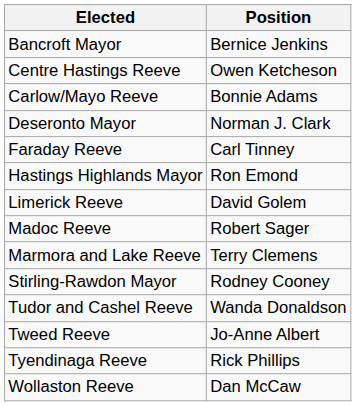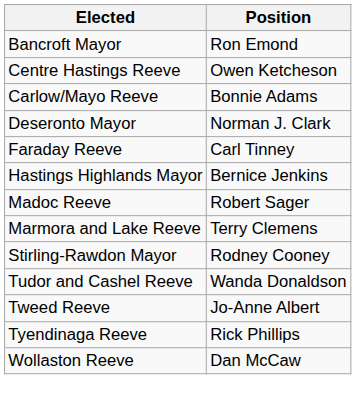(269, 44) Bernice Jenkins -> (254, 44) Ron Emond
(254, 176) Ron Emond -> (269, 176) Bernice Jenkins
- row: (66, 202)
